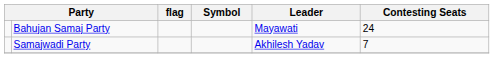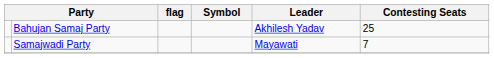(276, 28) Mayawati -> (289, 28) Akhilesh Yadav
(368, 28) 24 -> (368, 28) 25
(289, 45) Akhilesh Yadav -> (276, 45) Mayawati
